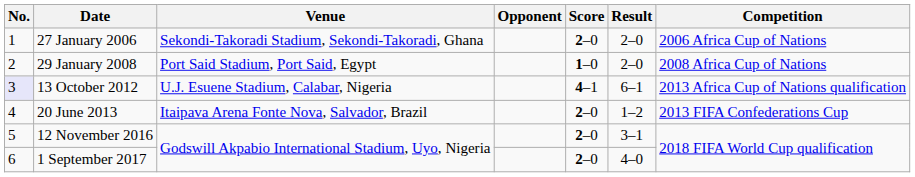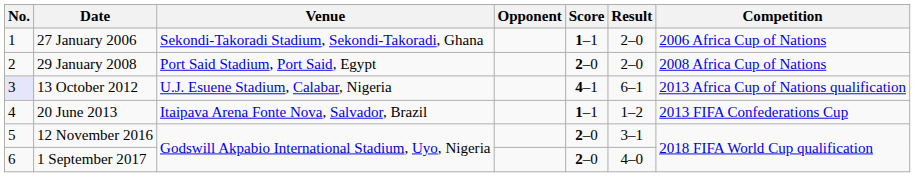(587, 40) 2–0 -> (587, 40) 1–1
(587, 64) 1–0 -> (587, 64) 2–0
(587, 111) 2–0 -> (587, 111) 1–1
